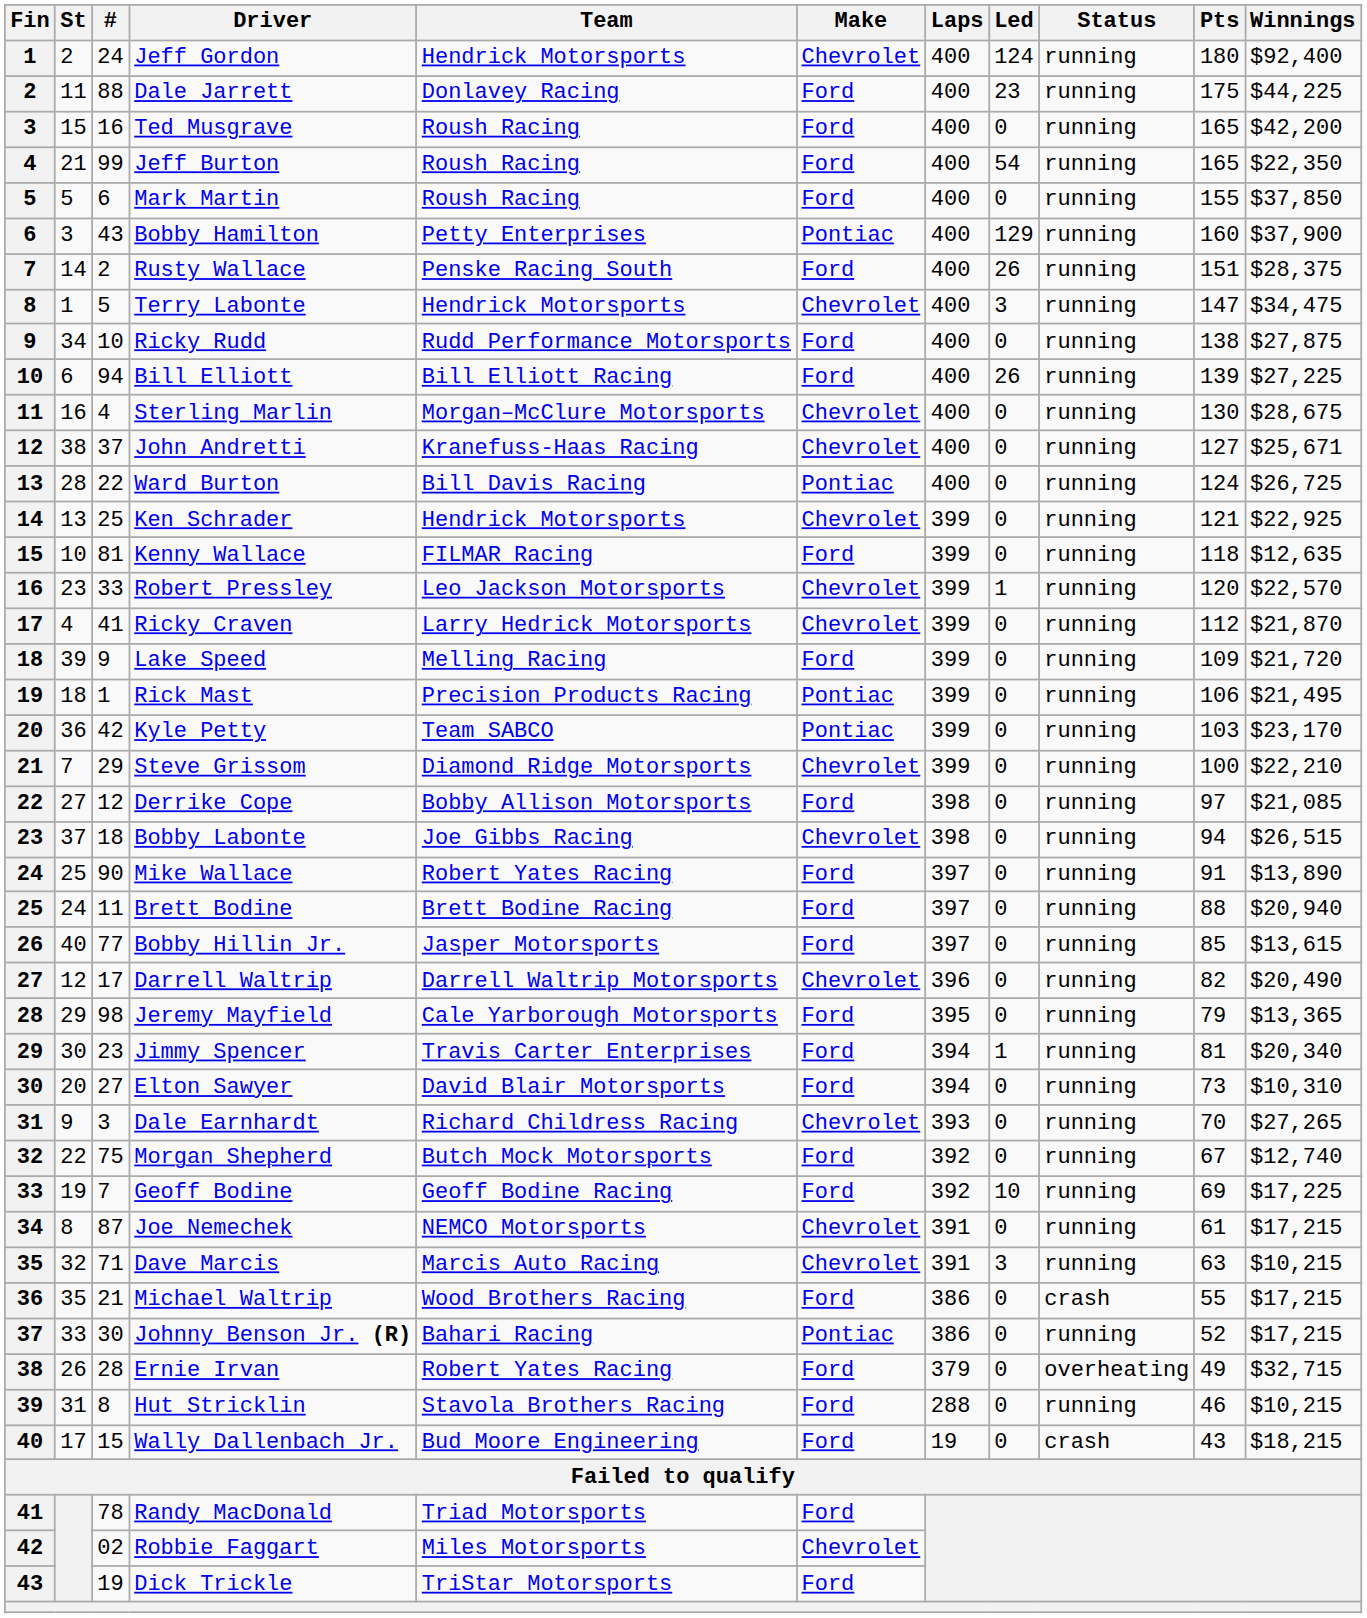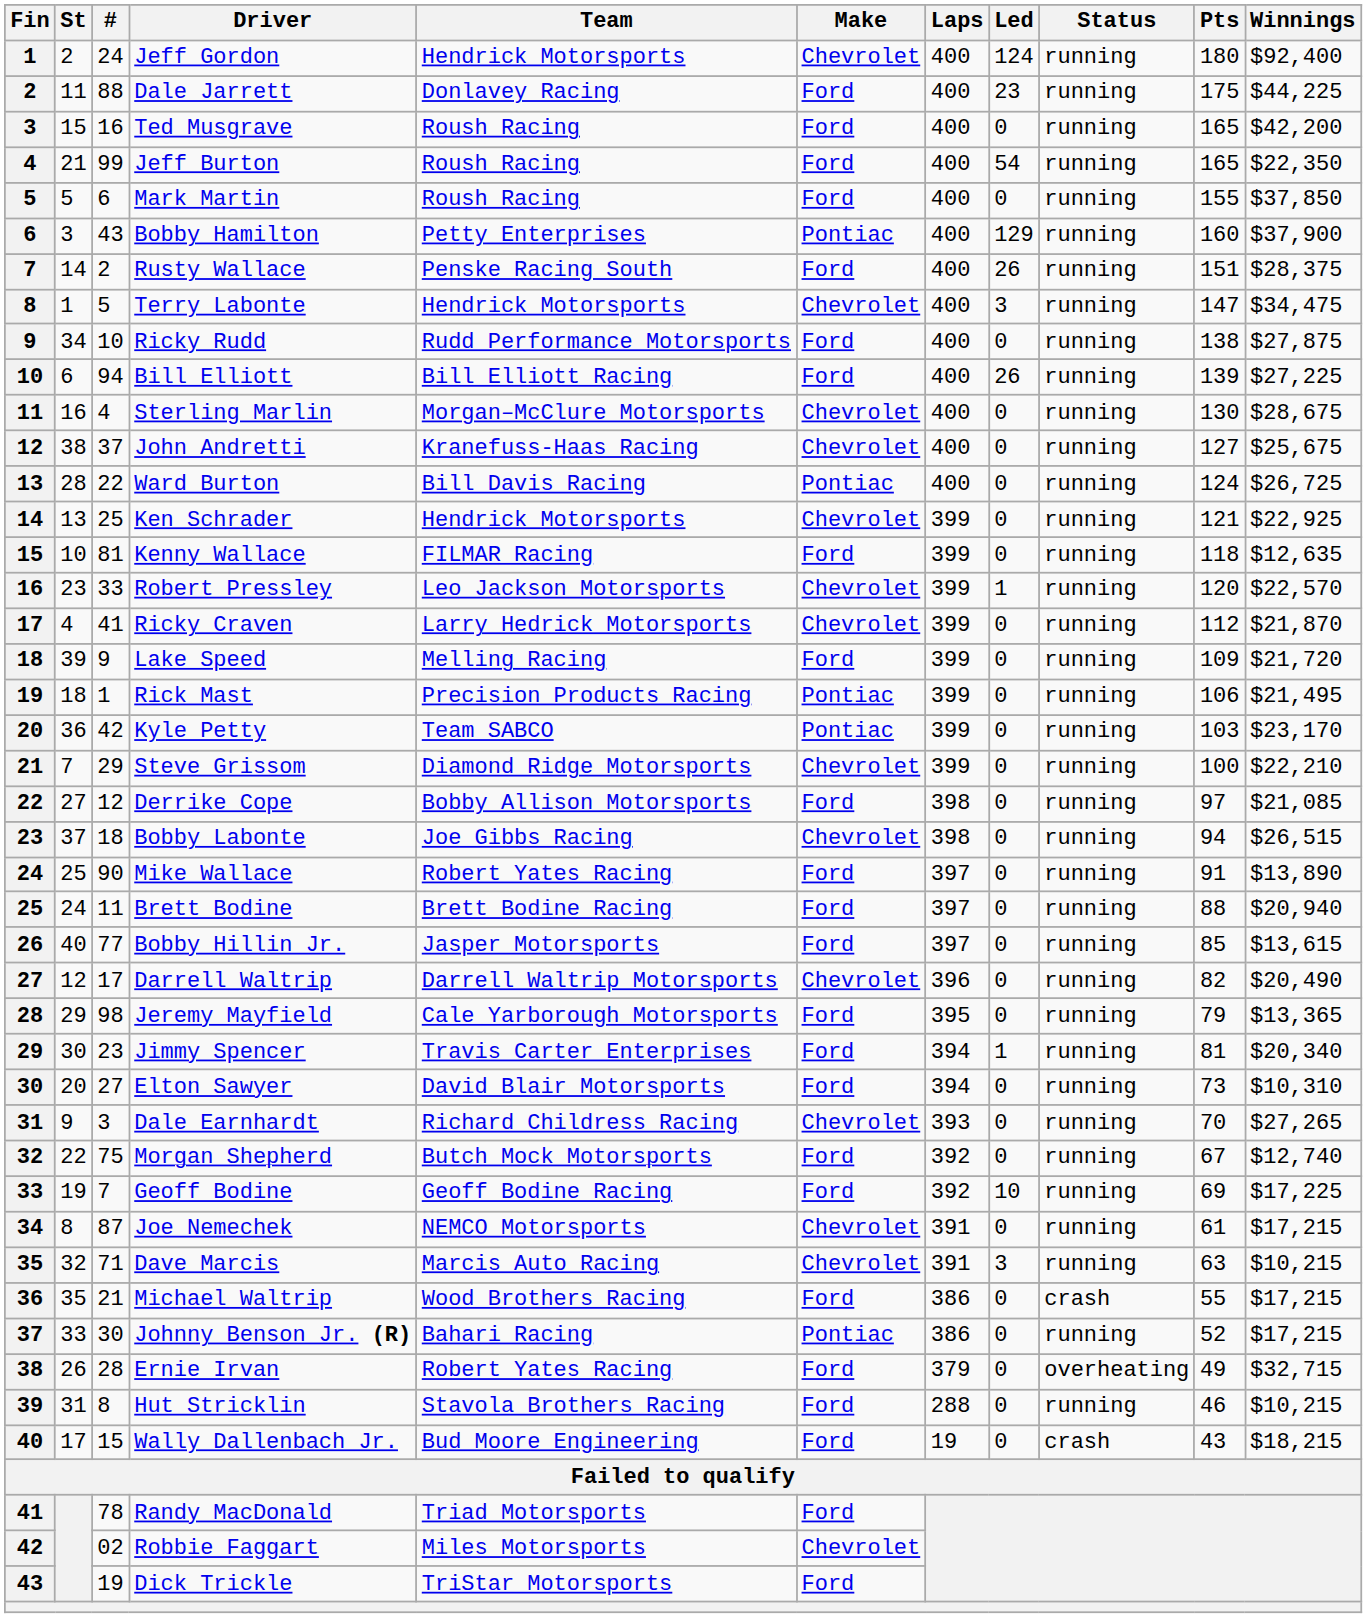(1296, 449) $25,671 -> (1296, 449) $25,675
